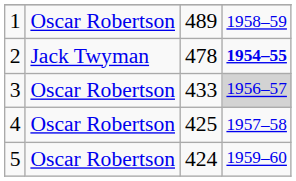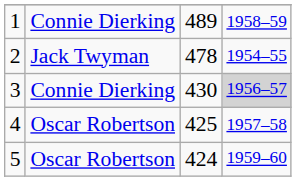(103, 21) Oscar Robertson -> (103, 21) Connie Dierking
(257, 55) bold -> (257, 55) normal
(103, 90) Oscar Robertson -> (103, 90) Connie Dierking
(201, 90) 433 -> (201, 90) 430
